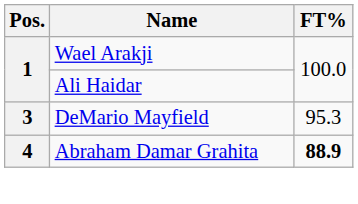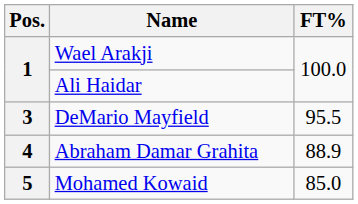(323, 118) 95.3 -> (323, 118) 95.5
(323, 150) bold -> (323, 150) normal
+ row: (131, 183)
